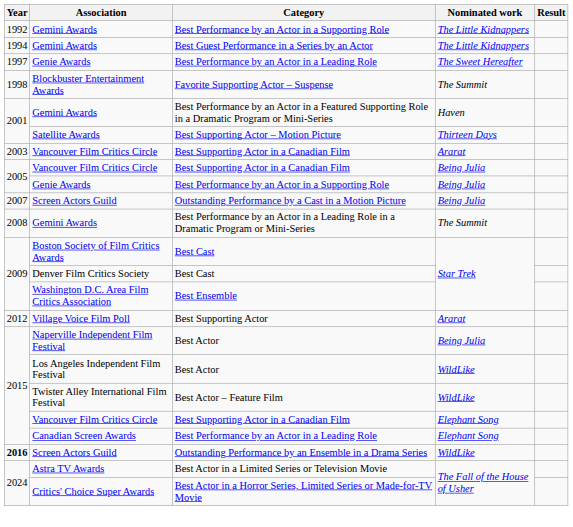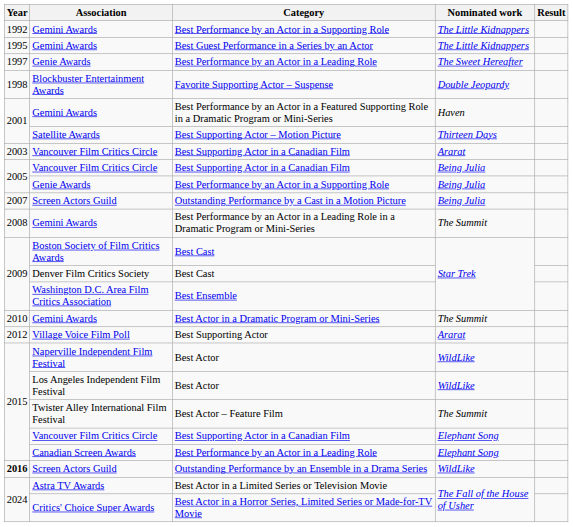(17, 45) 1994 -> (17, 45) 1995
(462, 84) The Summit -> (473, 84) Double Jeopardy
+ row: (65, 318)
(461, 340) Being Julia -> (456, 357) WildLike
(456, 397) WildLike -> (462, 413) The Summit
